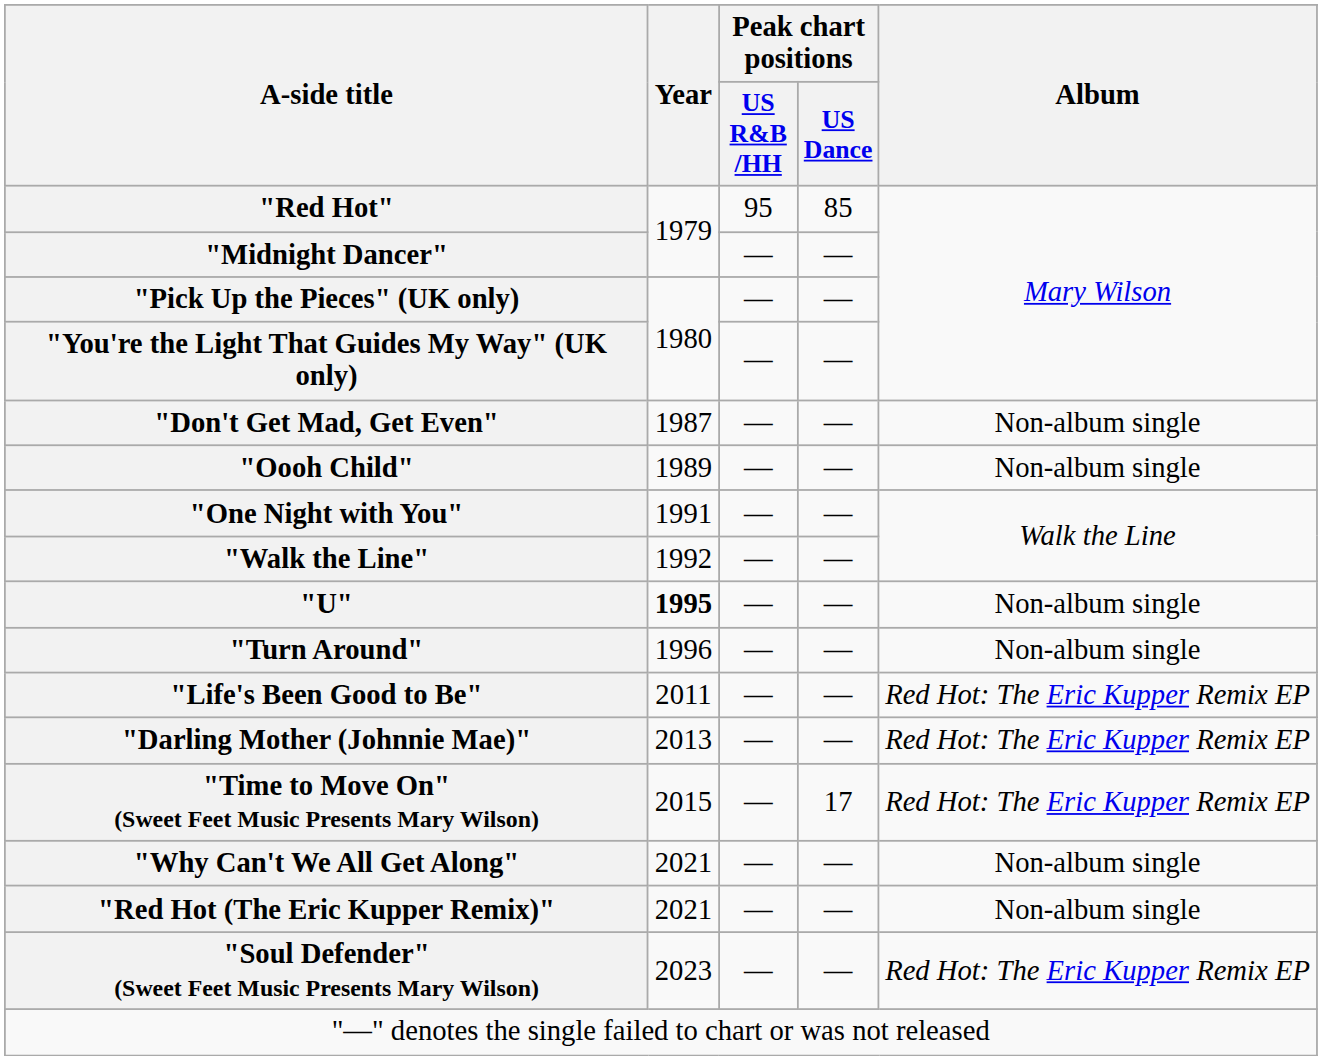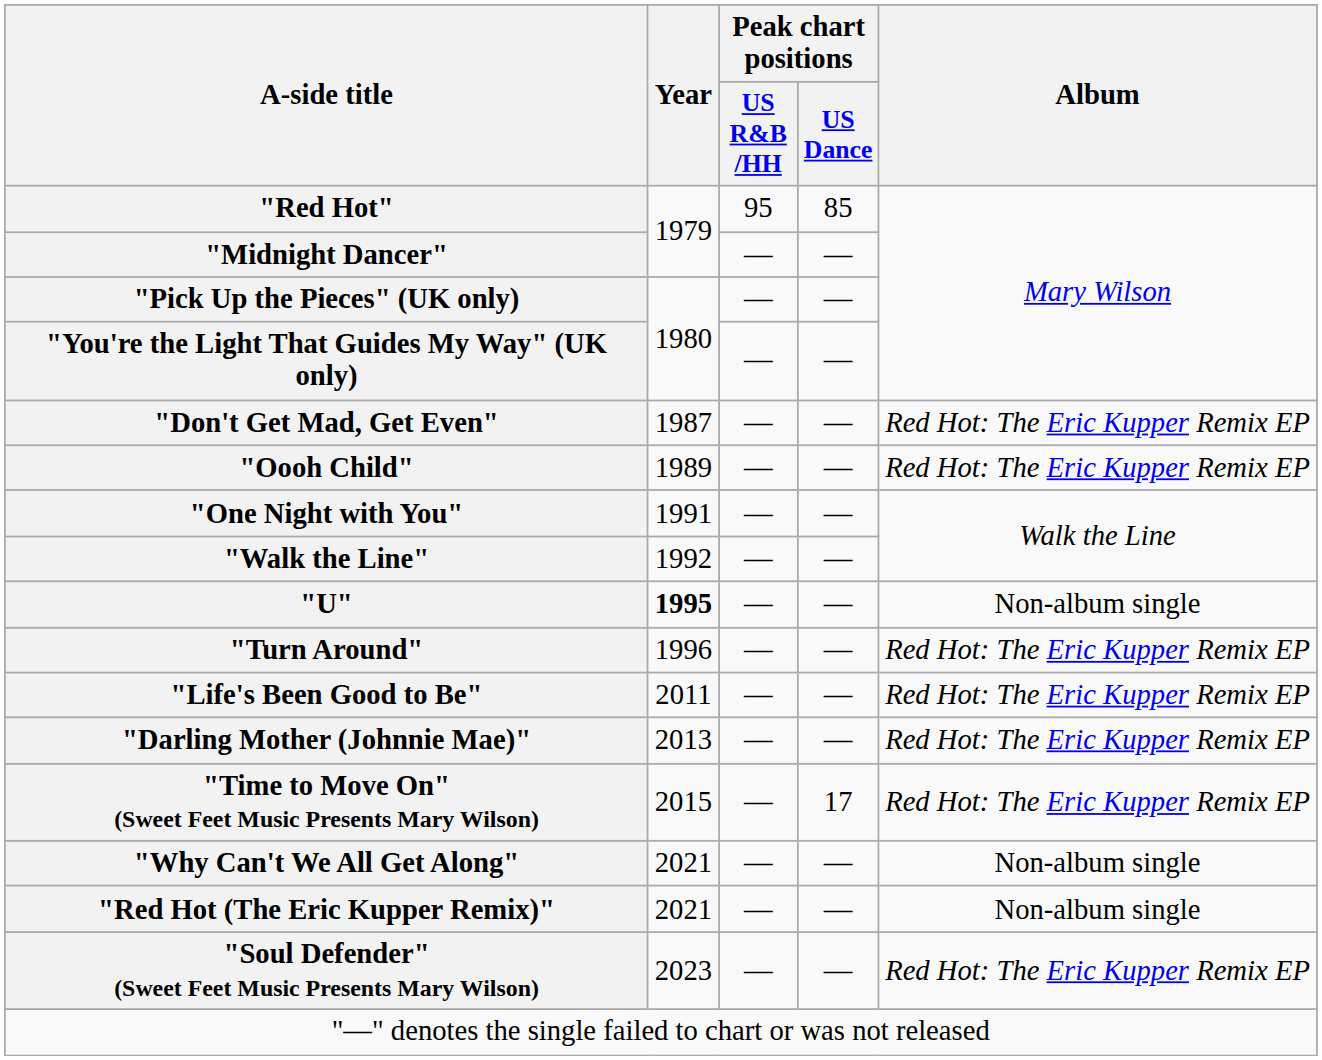(1098, 422) Non-album single -> (1098, 422) Red Hot: The Eric Kupper Remix EP
(1098, 467) Non-album single -> (1098, 467) Red Hot: The Eric Kupper Remix EP
(1098, 649) Non-album single -> (1098, 649) Red Hot: The Eric Kupper Remix EP
